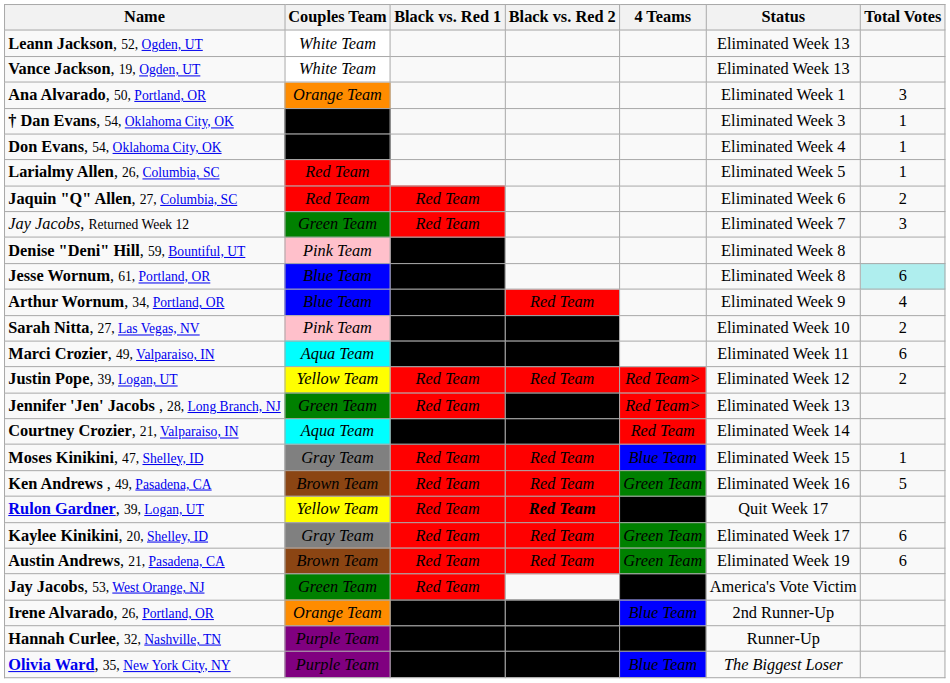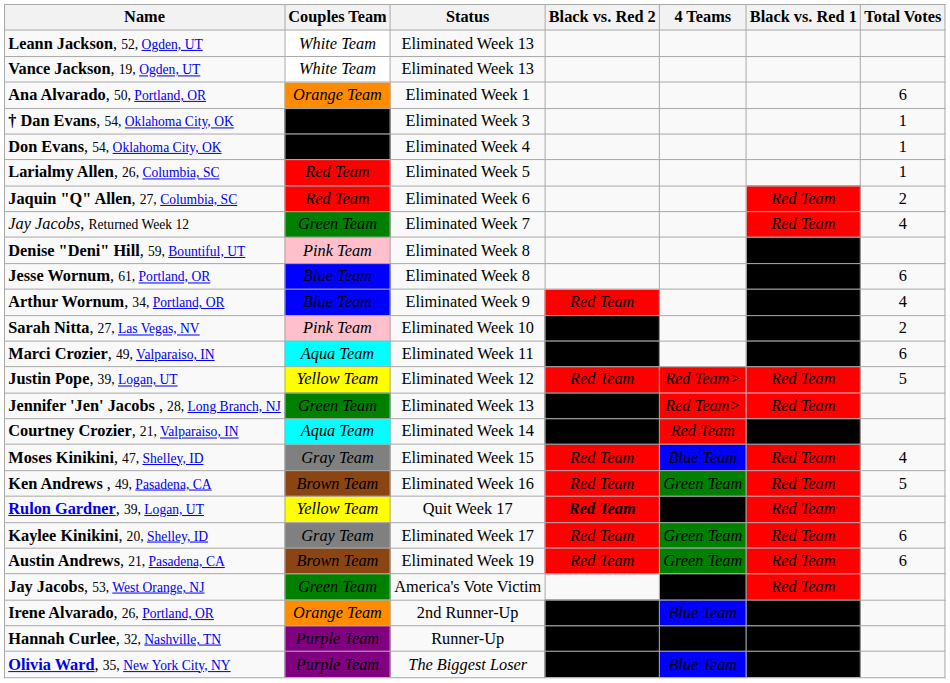columns swapped: (448, 17) <-> (783, 17)
(903, 95) 3 -> (903, 95) 6
(903, 224) 3 -> (903, 224) 4
(903, 276) paleturquoise background -> (903, 276) no background
(903, 379) 2 -> (903, 379) 5
(903, 457) 1 -> (903, 457) 4
